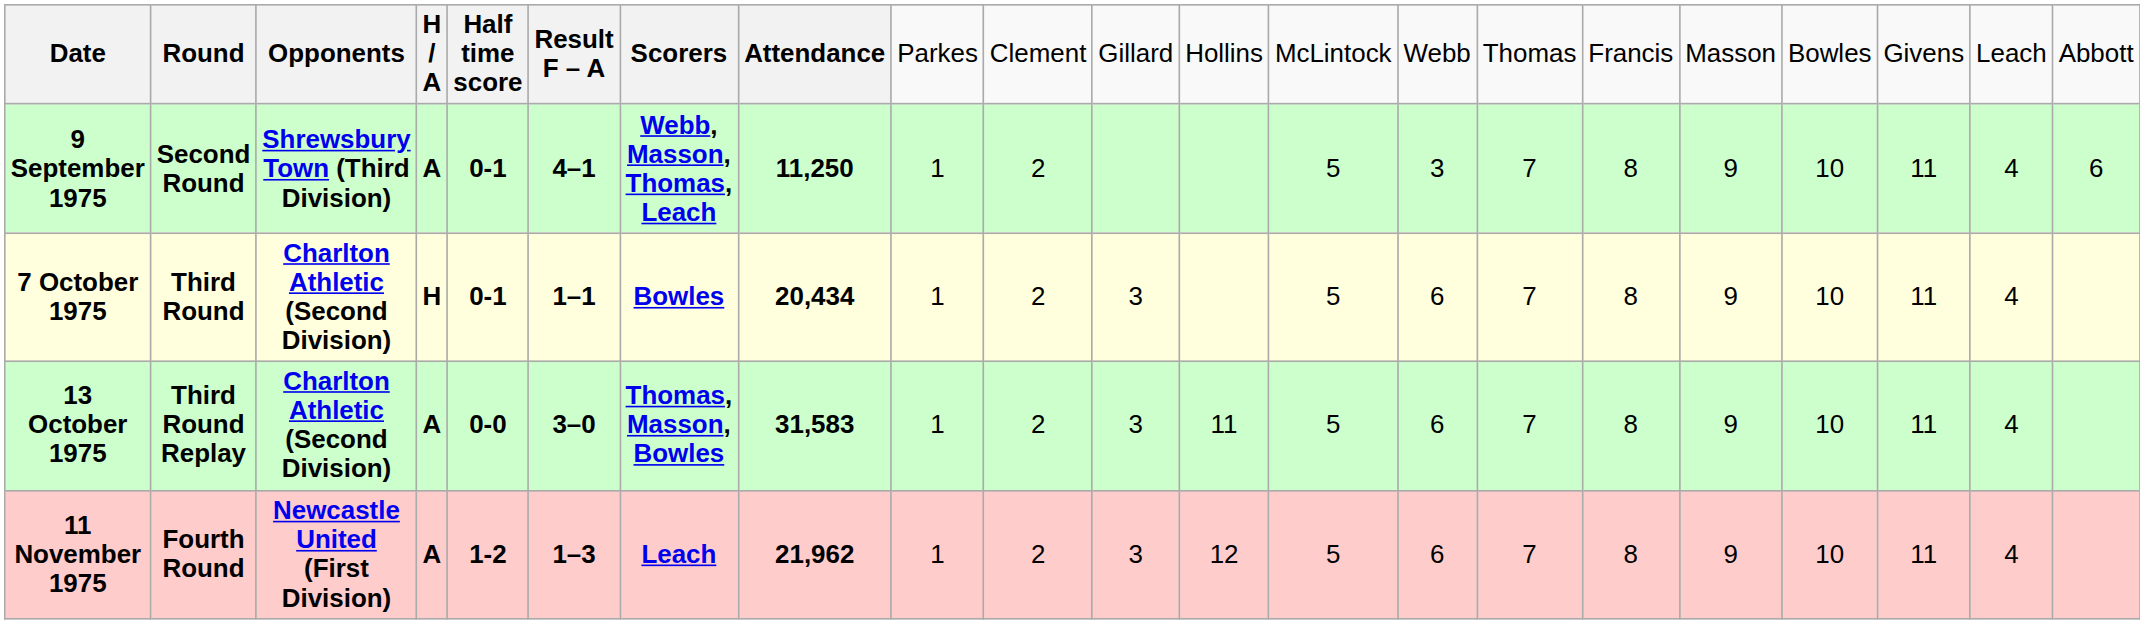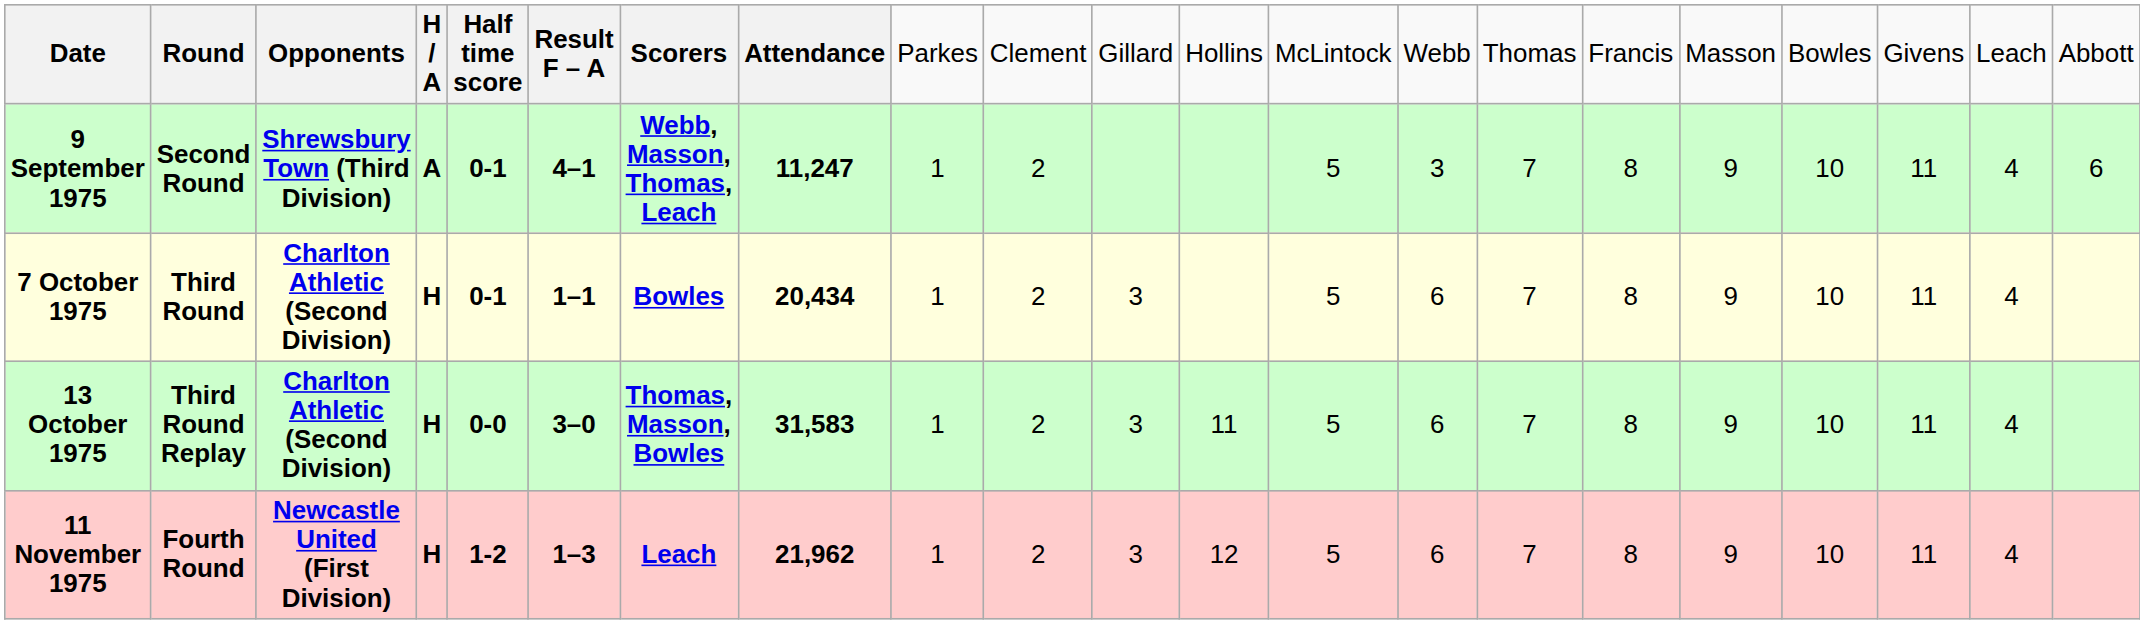(815, 168) 11,250 -> (815, 168) 11,247
(432, 425) A -> (432, 425) H
(432, 553) A -> (432, 553) H
